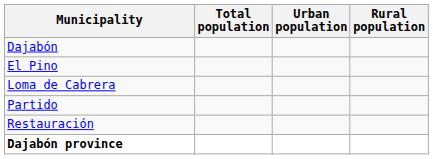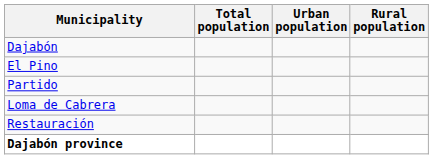rows swapped: (61, 86) <-> (33, 105)
